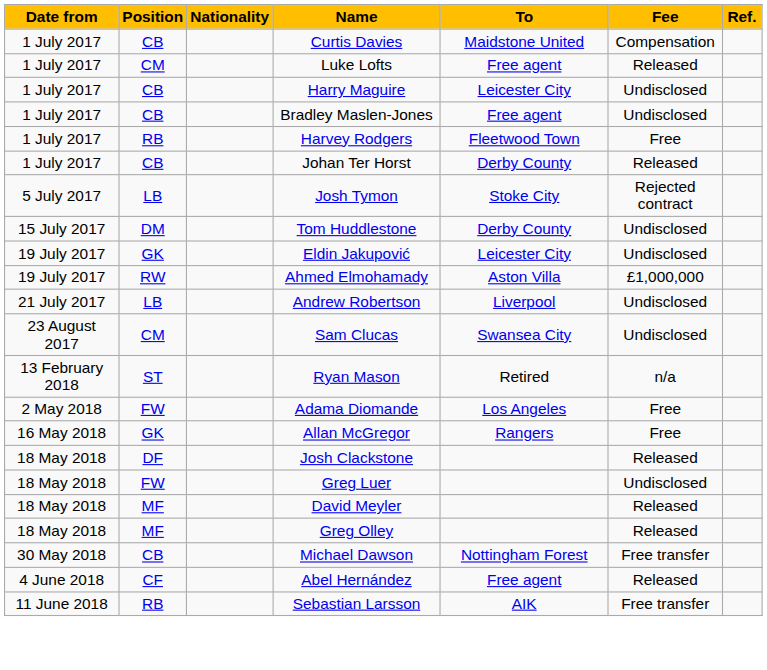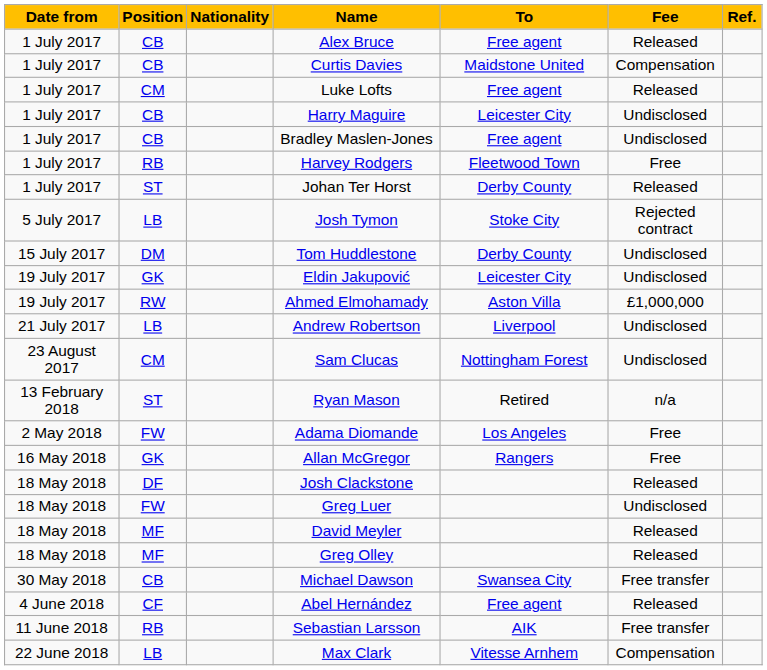+ row: (357, 41)
(153, 163) CB -> (153, 187) ST
(524, 335) Swansea City -> (524, 359) Nottingham Forest
(524, 555) Nottingham Forest -> (524, 580) Swansea City
+ row: (357, 653)
